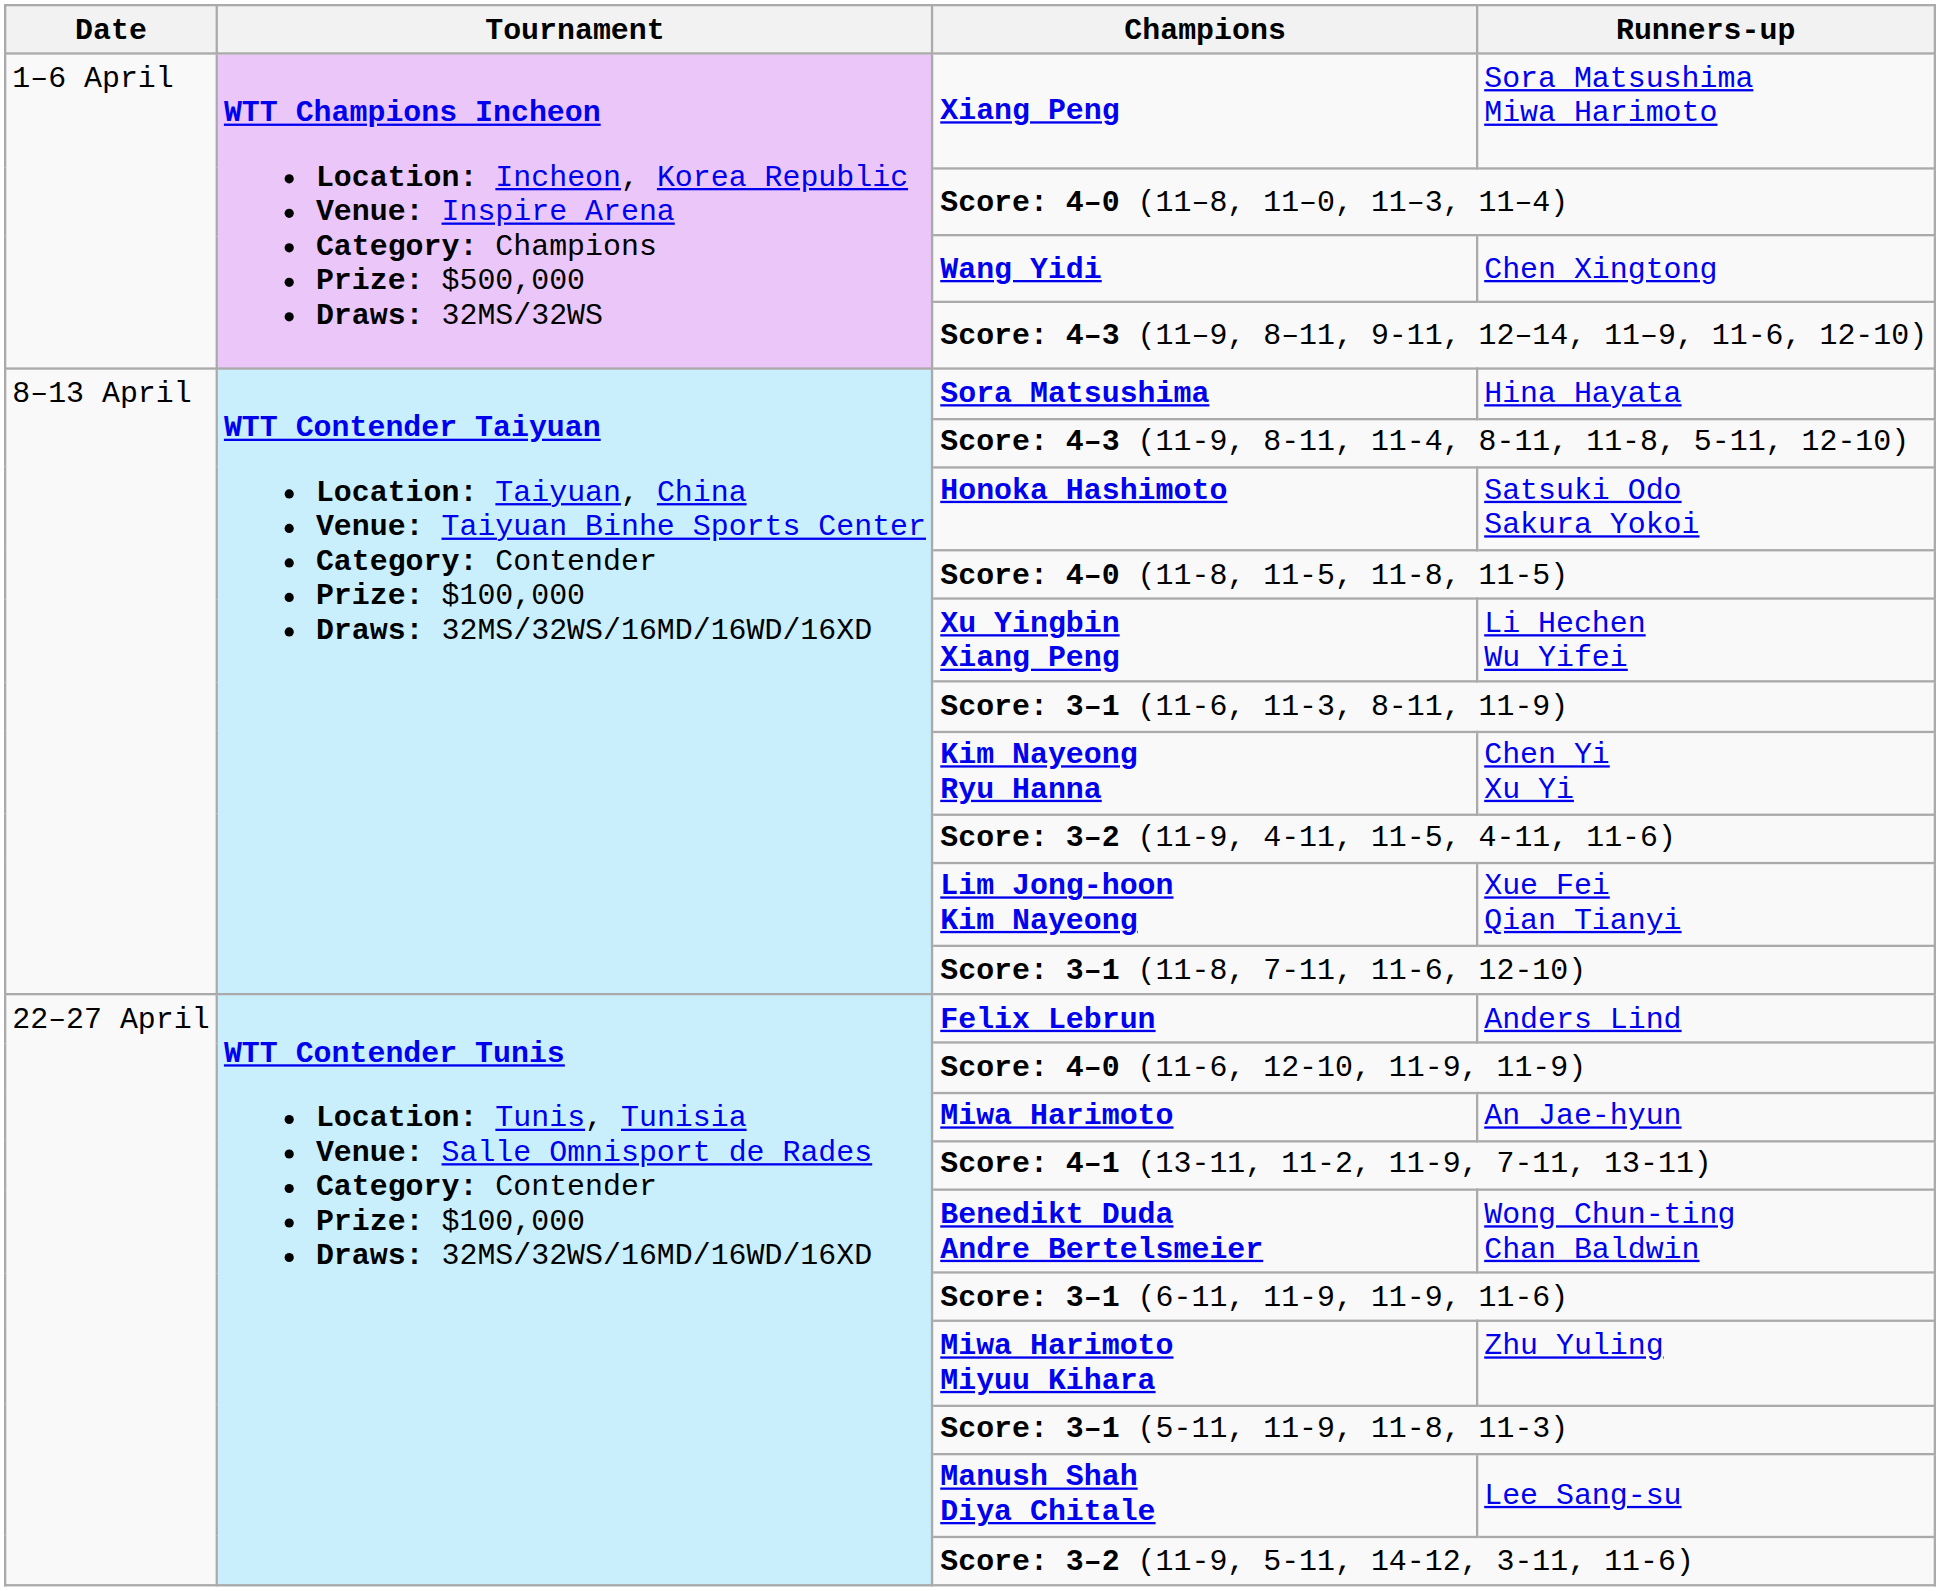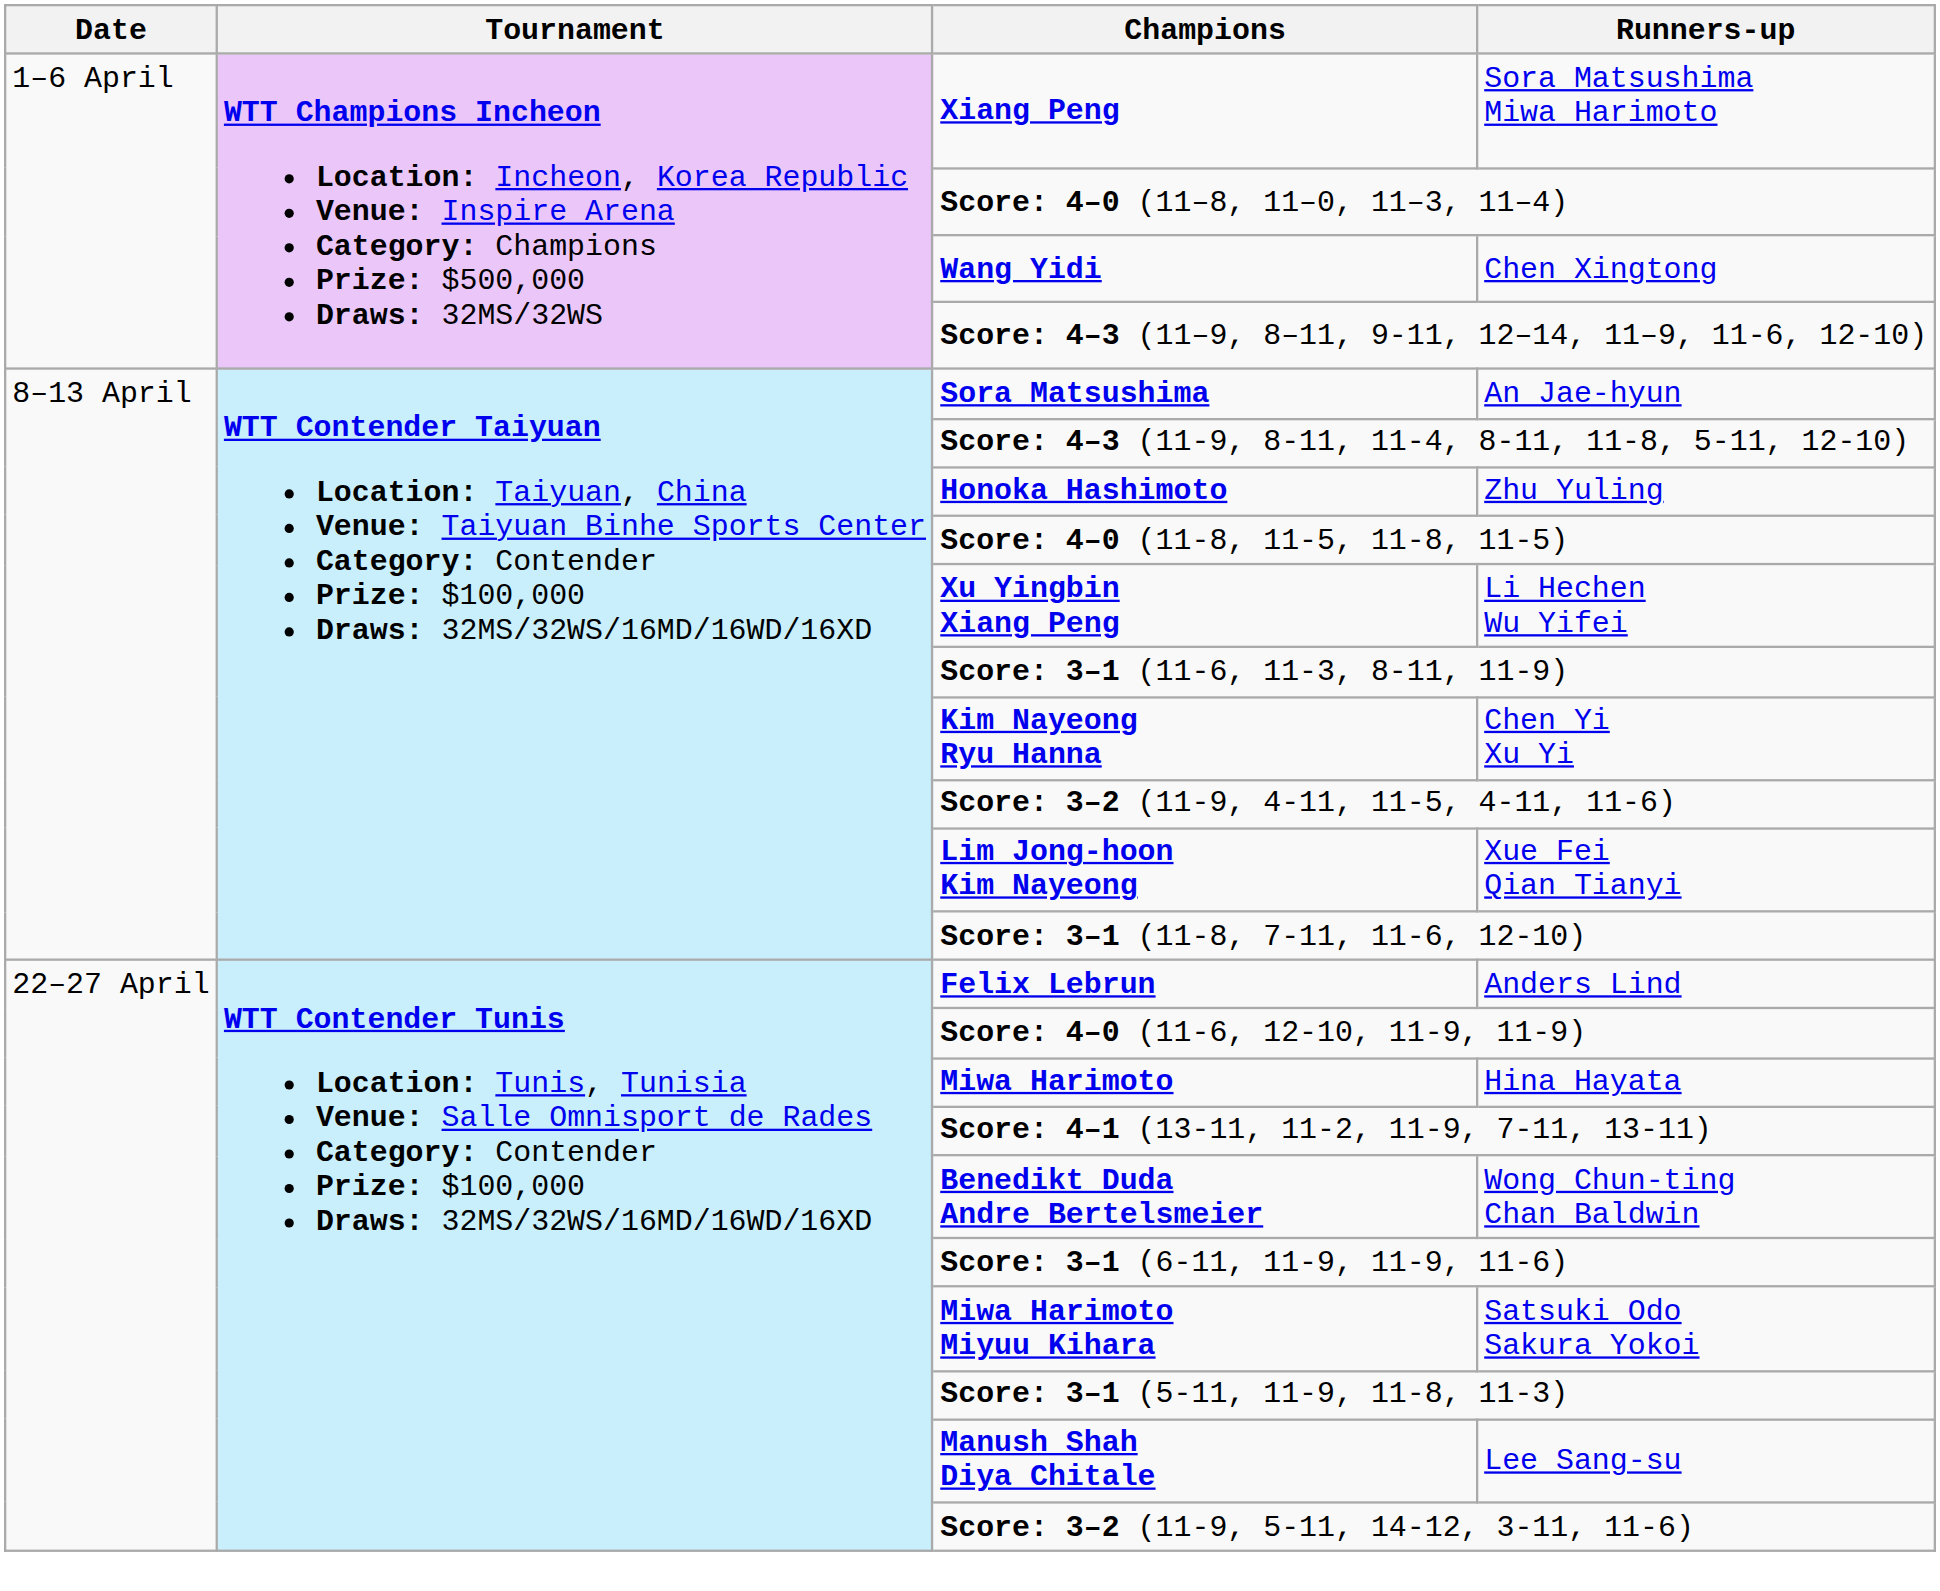(1583, 394) Hina Hayata -> (1583, 394) An Jae-hyun
(1592, 508) Satsuki Odo Sakura Yokoi -> (1574, 491) Zhu Yuling
(1583, 1117) An Jae-hyun -> (1583, 1082) Hina Hayata
(1574, 1346) Zhu Yuling -> (1592, 1329) Satsuki Odo Sakura Yokoi
